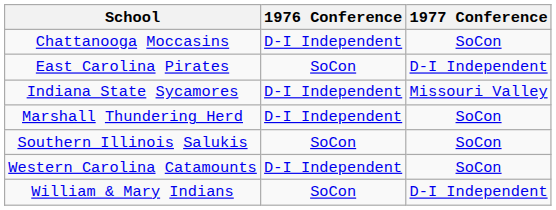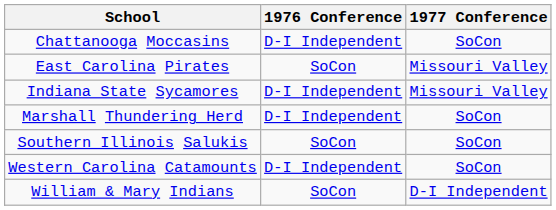(479, 67) D-I Independent -> (479, 67) Missouri Valley
